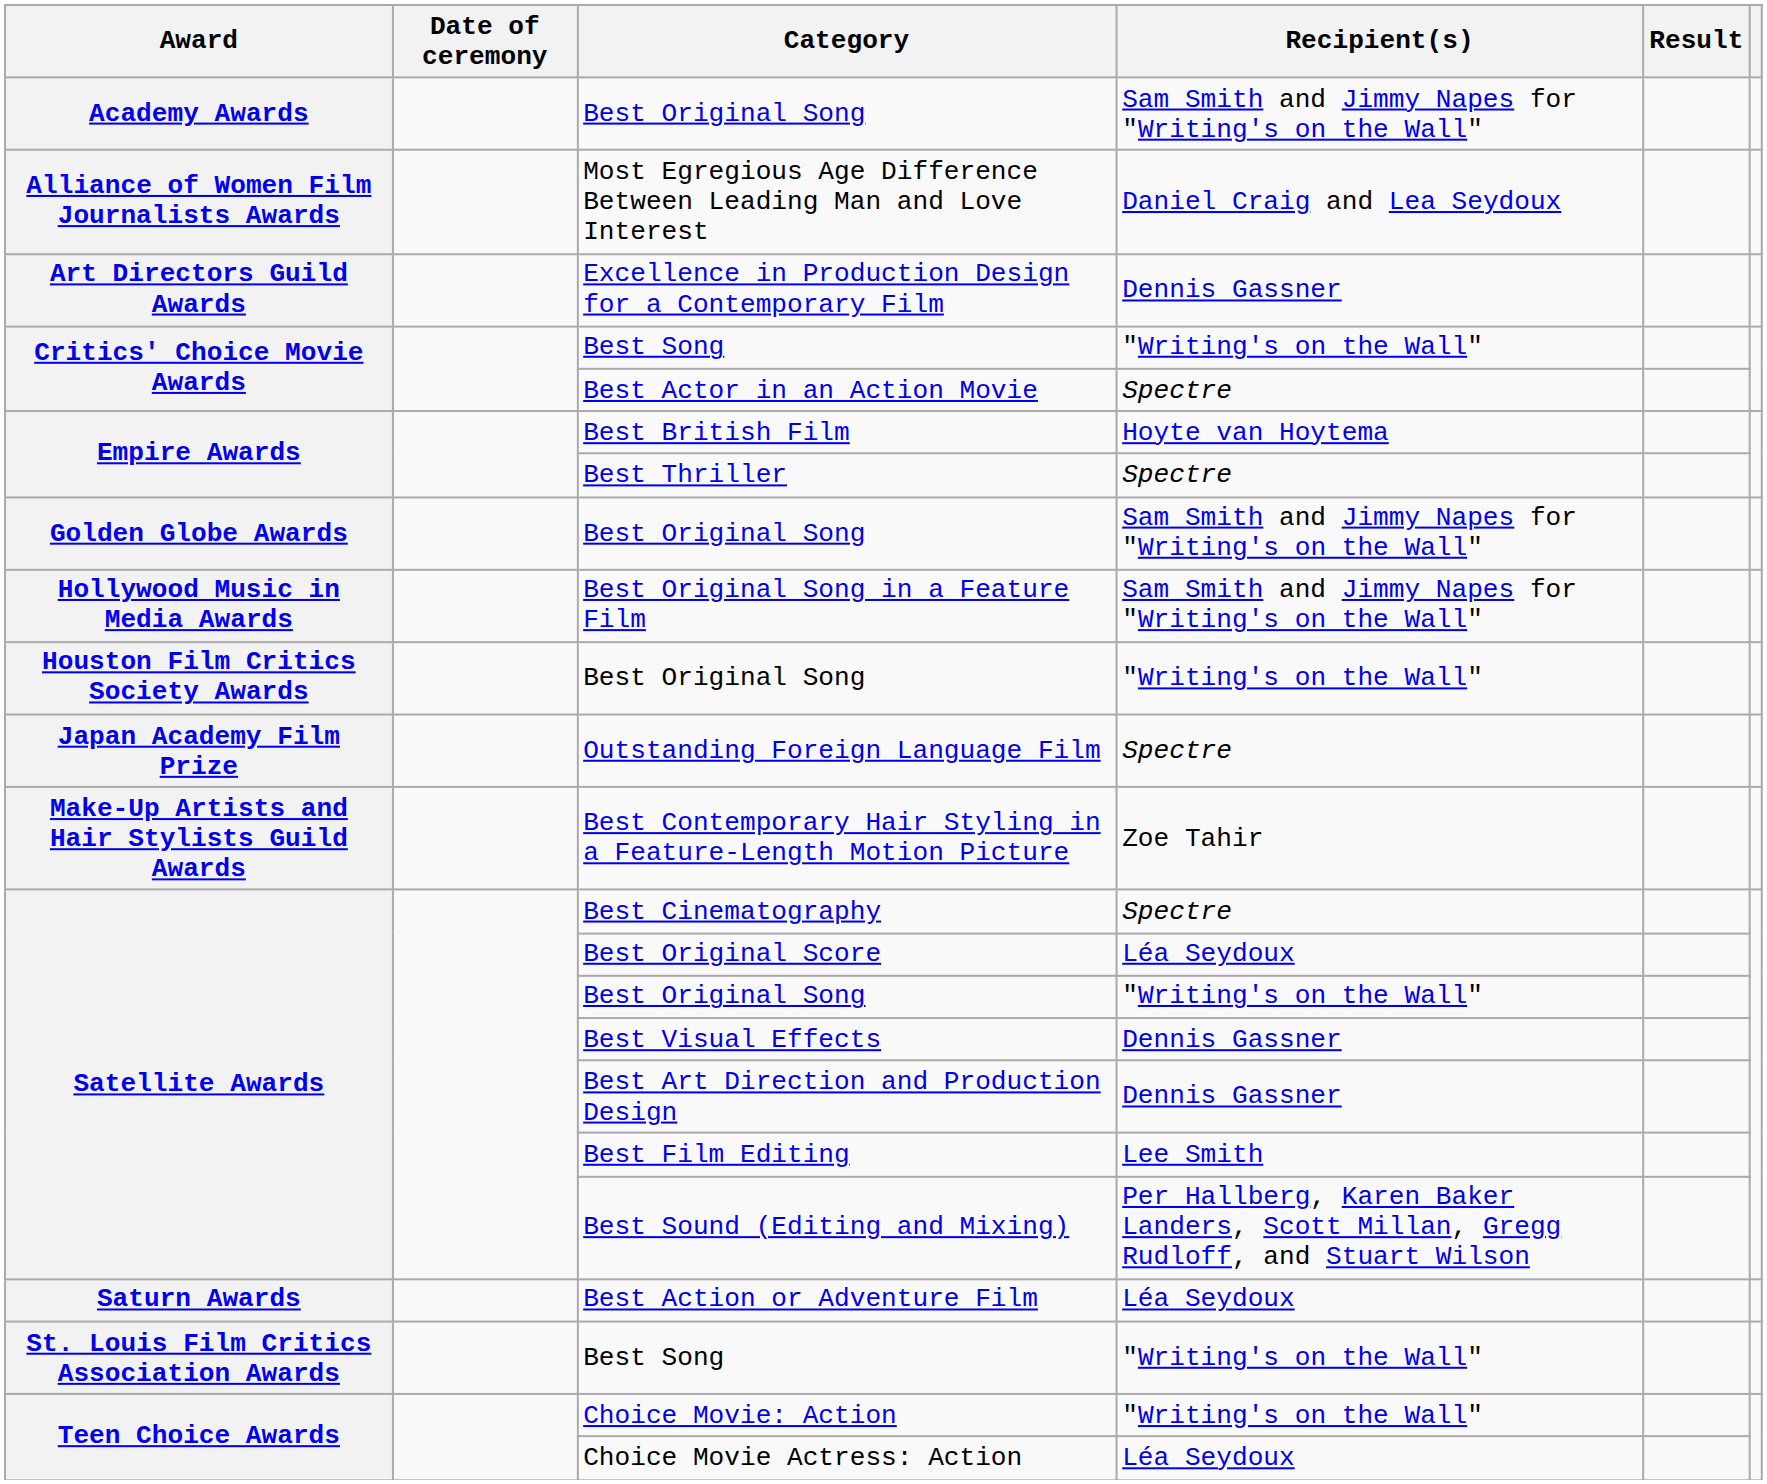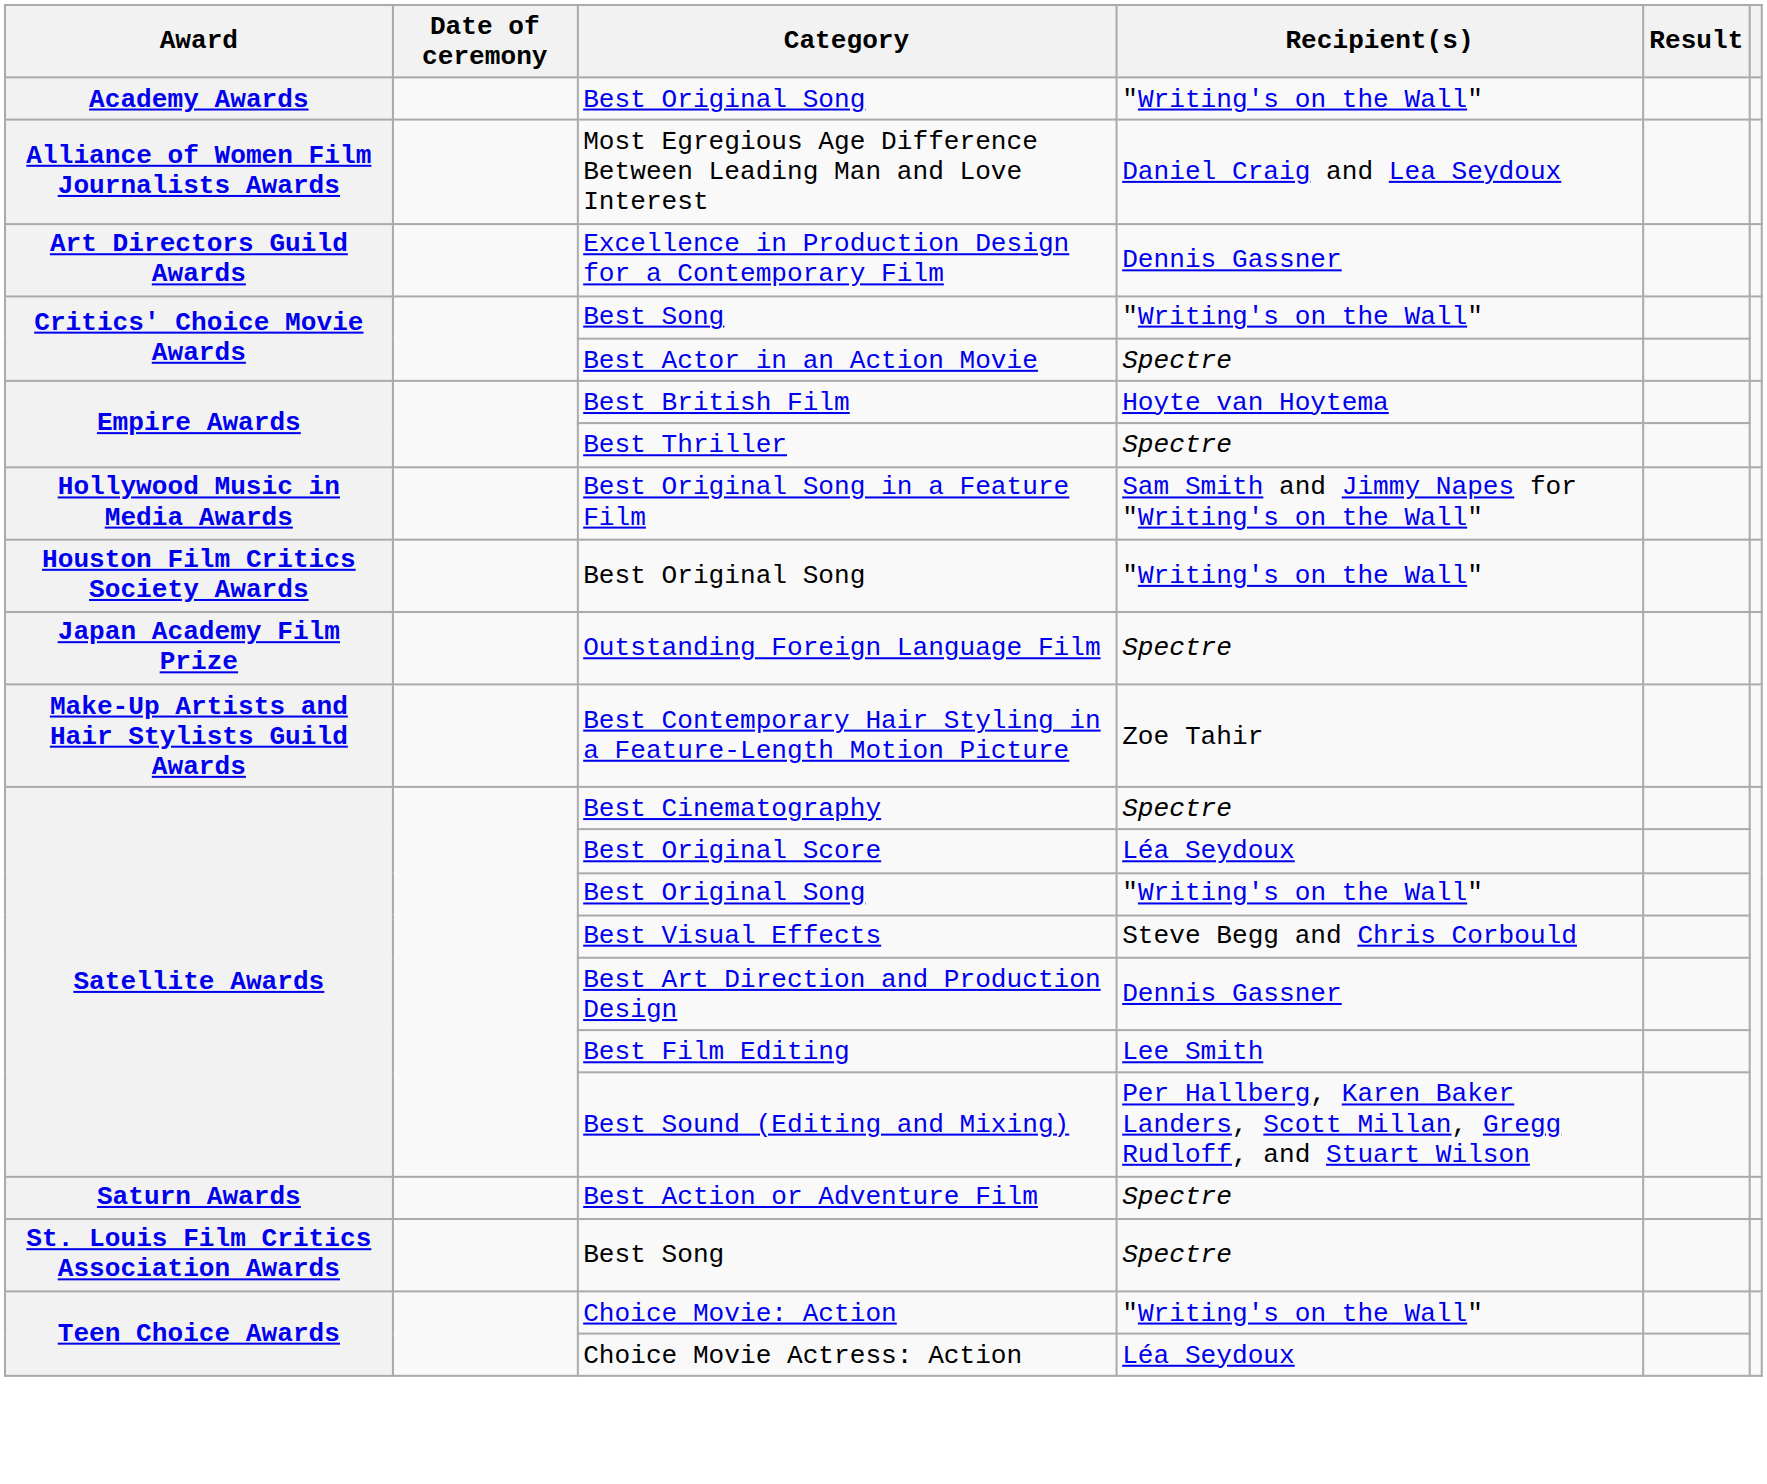(1350, 114) Sam Smith and Jimmy Napes for "Writing's on the Wall" -> (1303, 99) "Writing's on the Wall"
- row: (199, 533)
(1232, 1039) Dennis Gassner -> (1350, 936) Steve Begg and Chris Corbould
(1208, 1300) Léa Seydoux -> (1177, 1197) Spectre
(1303, 1358) "Writing's on the Wall" -> (1177, 1255) Spectre
